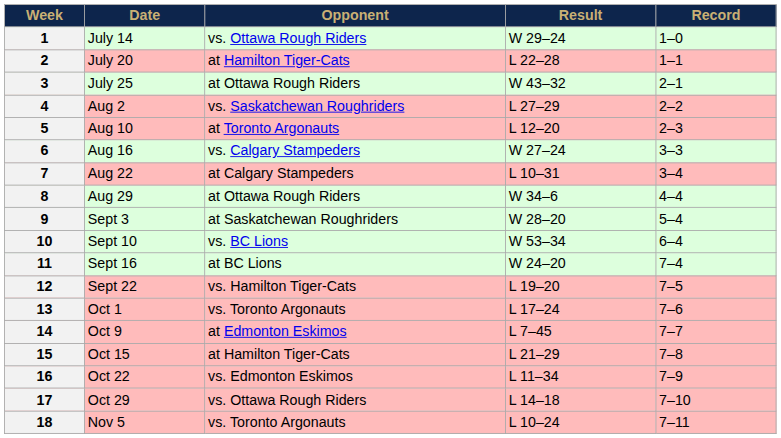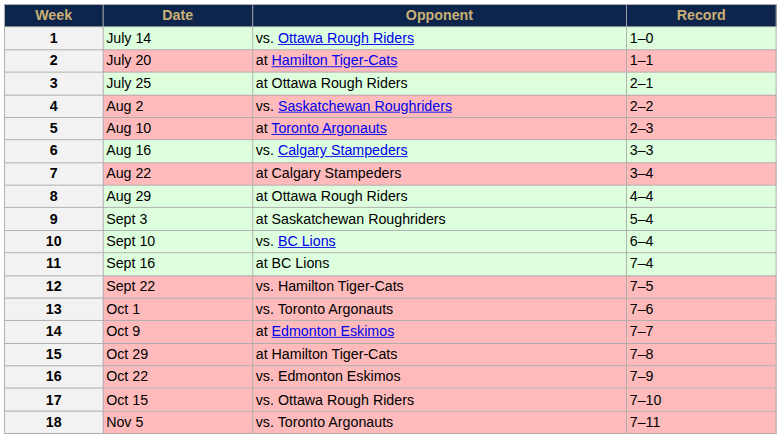- column: (581, 15)
(109, 354) Oct 15 -> (127, 354) Oct 29
(109, 399) Oct 29 -> (127, 399) Oct 15
